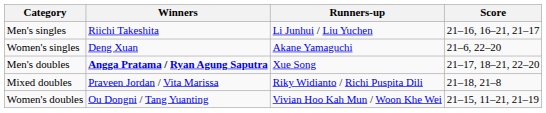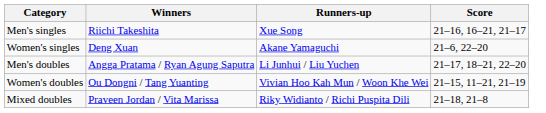(323, 30) Li Junhui / Liu Yuchen -> (281, 30) Xue Song
(178, 64) bold -> (171, 64) normal
(294, 64) Xue Song -> (309, 64) Li Junhui / Liu Yuchen
rows swapped: (45, 99) <-> (39, 82)
